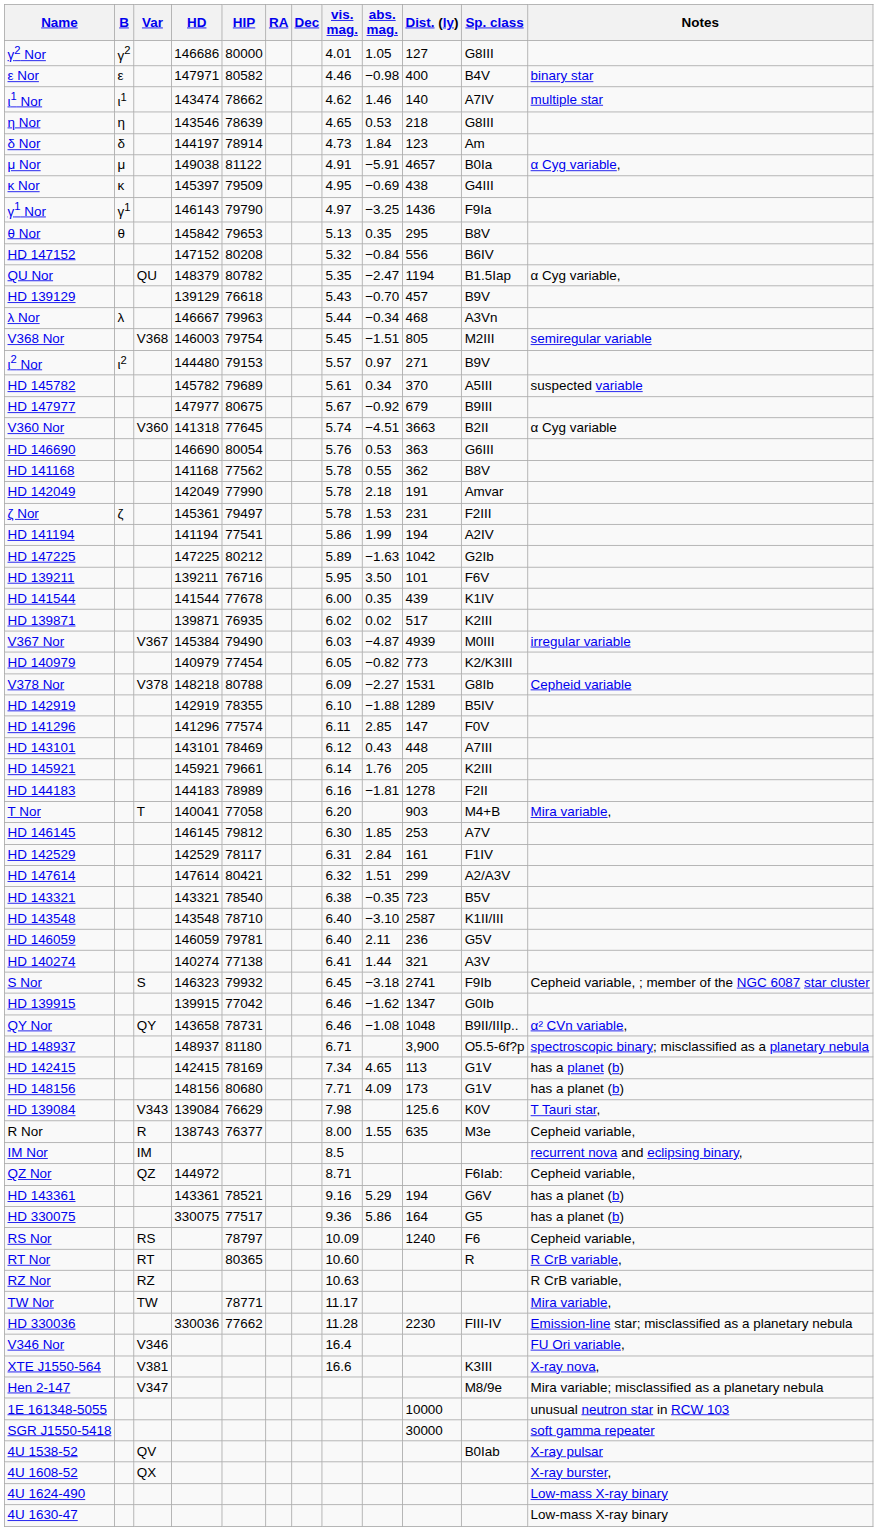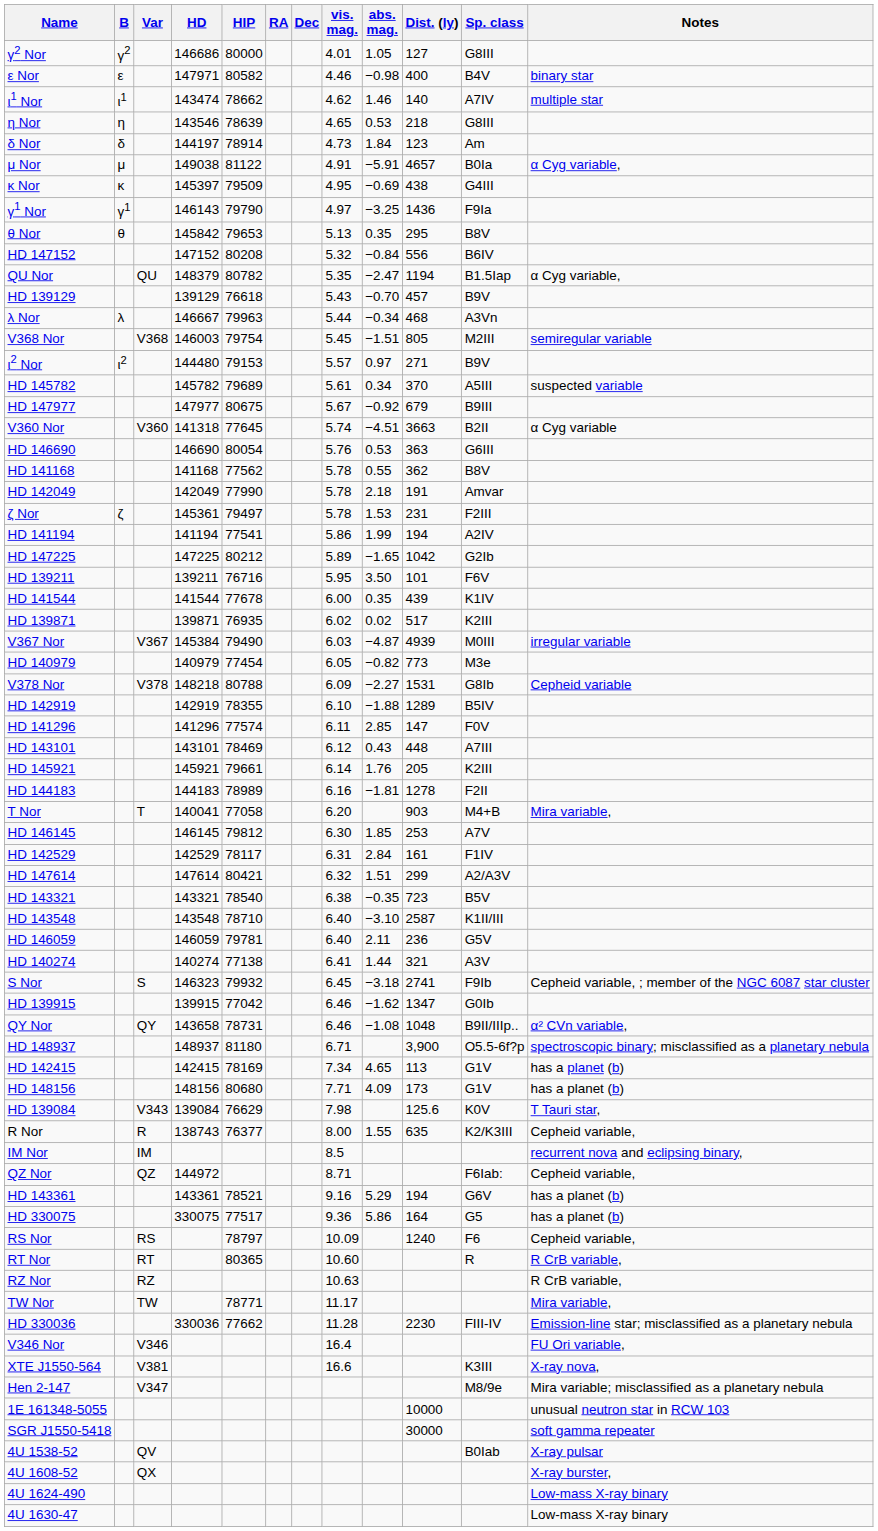(382, 556) −1.63 -> (382, 556) −1.65
(489, 662) K2/K3III -> (478, 662) M3e
(478, 1131) M3e -> (489, 1131) K2/K3III
